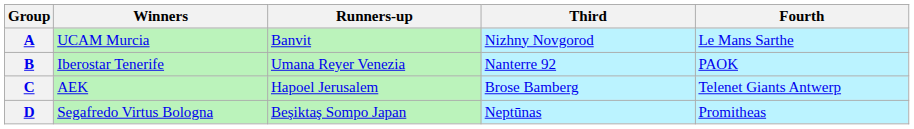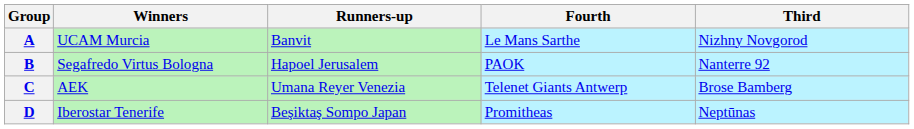columns swapped: (588, 16) <-> (802, 16)
(111, 64) Iberostar Tenerife -> (135, 64) Segafredo Virtus Bologna
(338, 64) Umana Reyer Venezia -> (325, 64) Hapoel Jerusalem
(325, 87) Hapoel Jerusalem -> (338, 87) Umana Reyer Venezia
(135, 111) Segafredo Virtus Bologna -> (111, 111) Iberostar Tenerife
